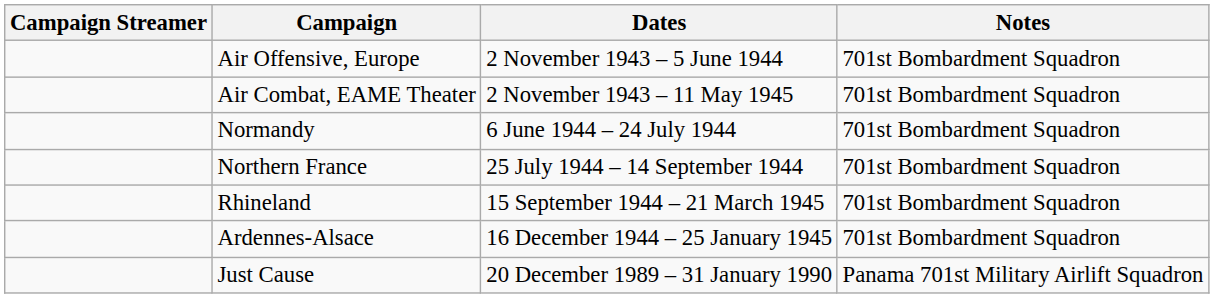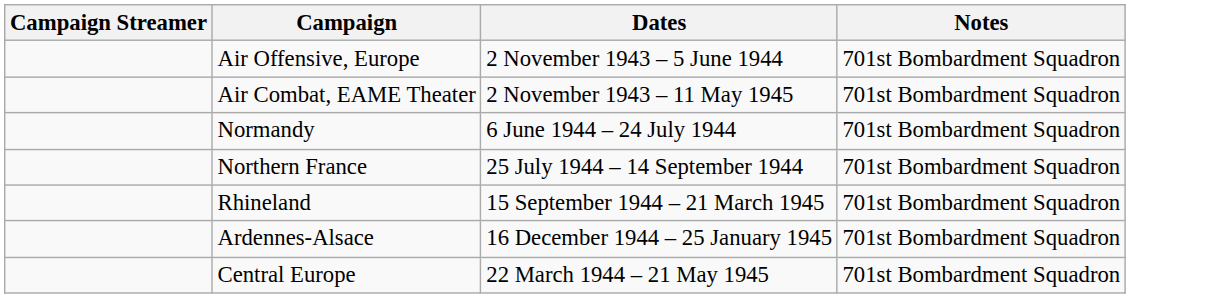+ row: (287, 274)
- row: (266, 274)
